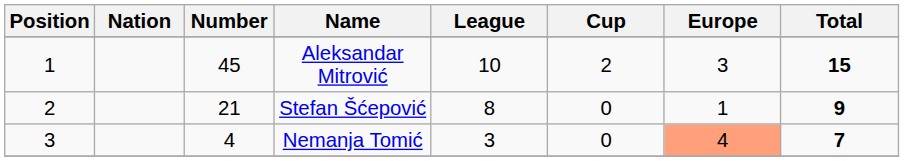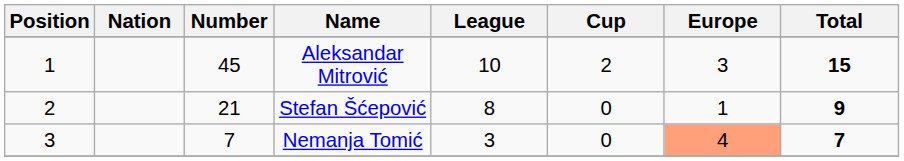(229, 140) 4 -> (229, 140) 7
